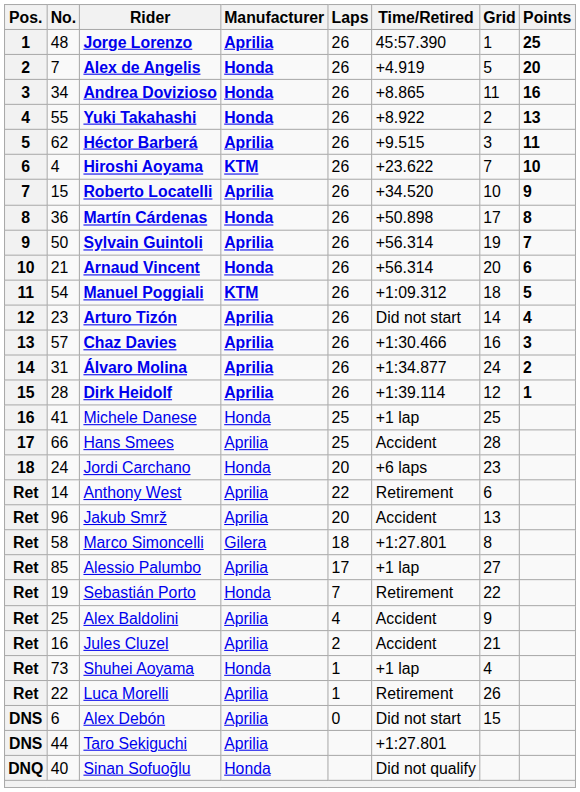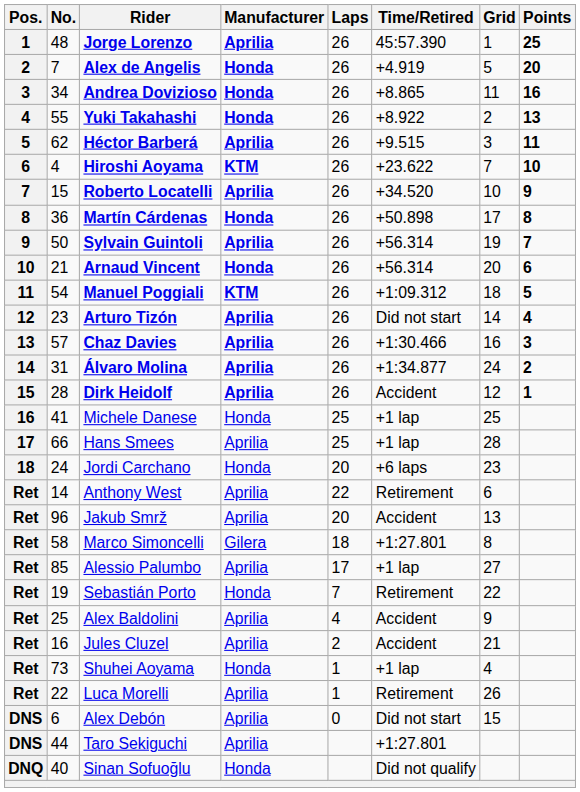(411, 393) +1:39.114 -> (406, 393) Accident
(406, 443) Accident -> (398, 443) +1 lap
